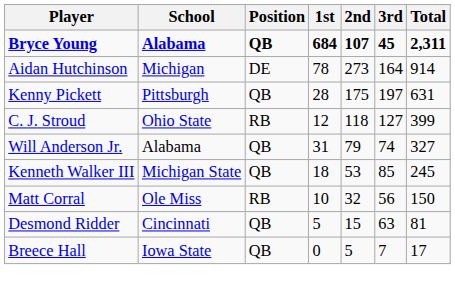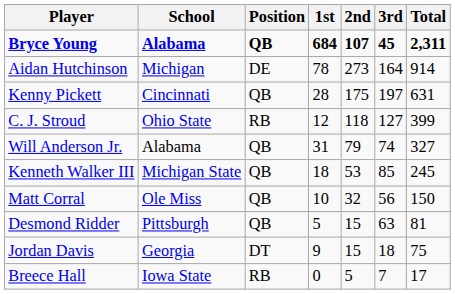(175, 95) Pittsburgh -> (176, 95) Cincinnati
(260, 198) RB -> (260, 198) QB
(176, 224) Cincinnati -> (175, 224) Pittsburgh
+ row: (51, 250)
(260, 250) QB -> (260, 276) RB
